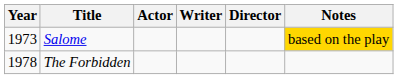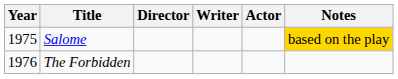columns swapped: (255, 16) <-> (155, 16)
(22, 39) 1973 -> (22, 39) 1975
(22, 62) 1978 -> (22, 62) 1976
